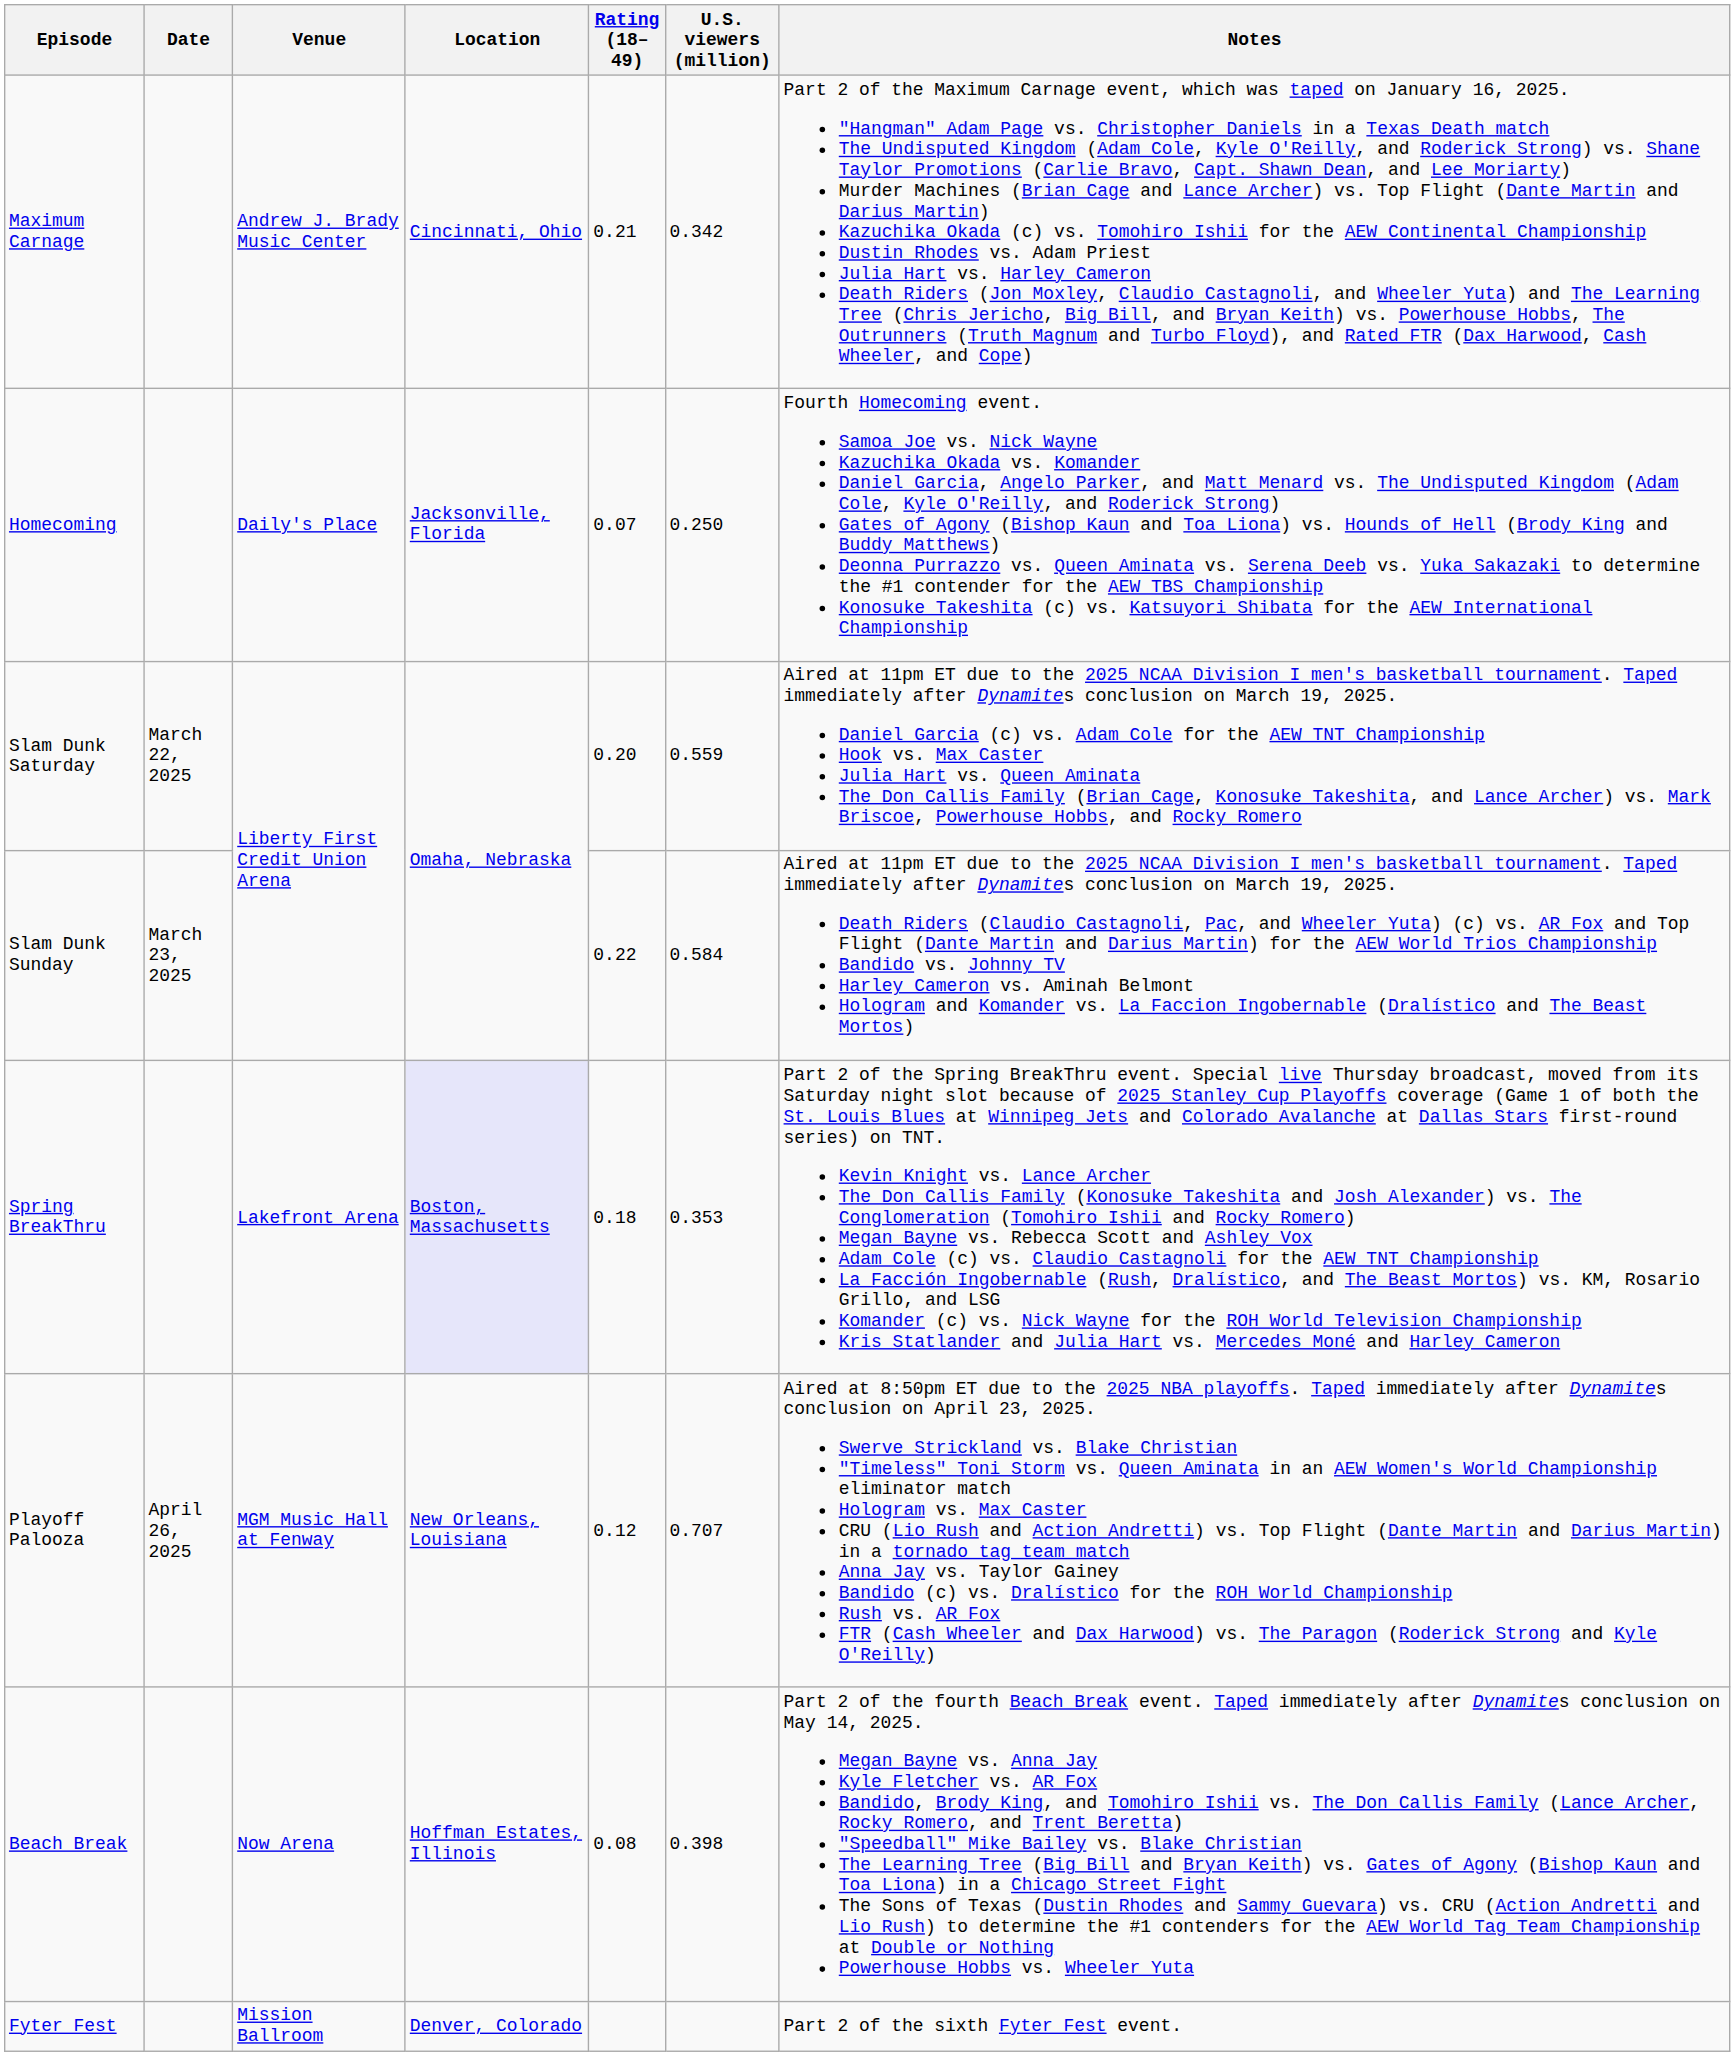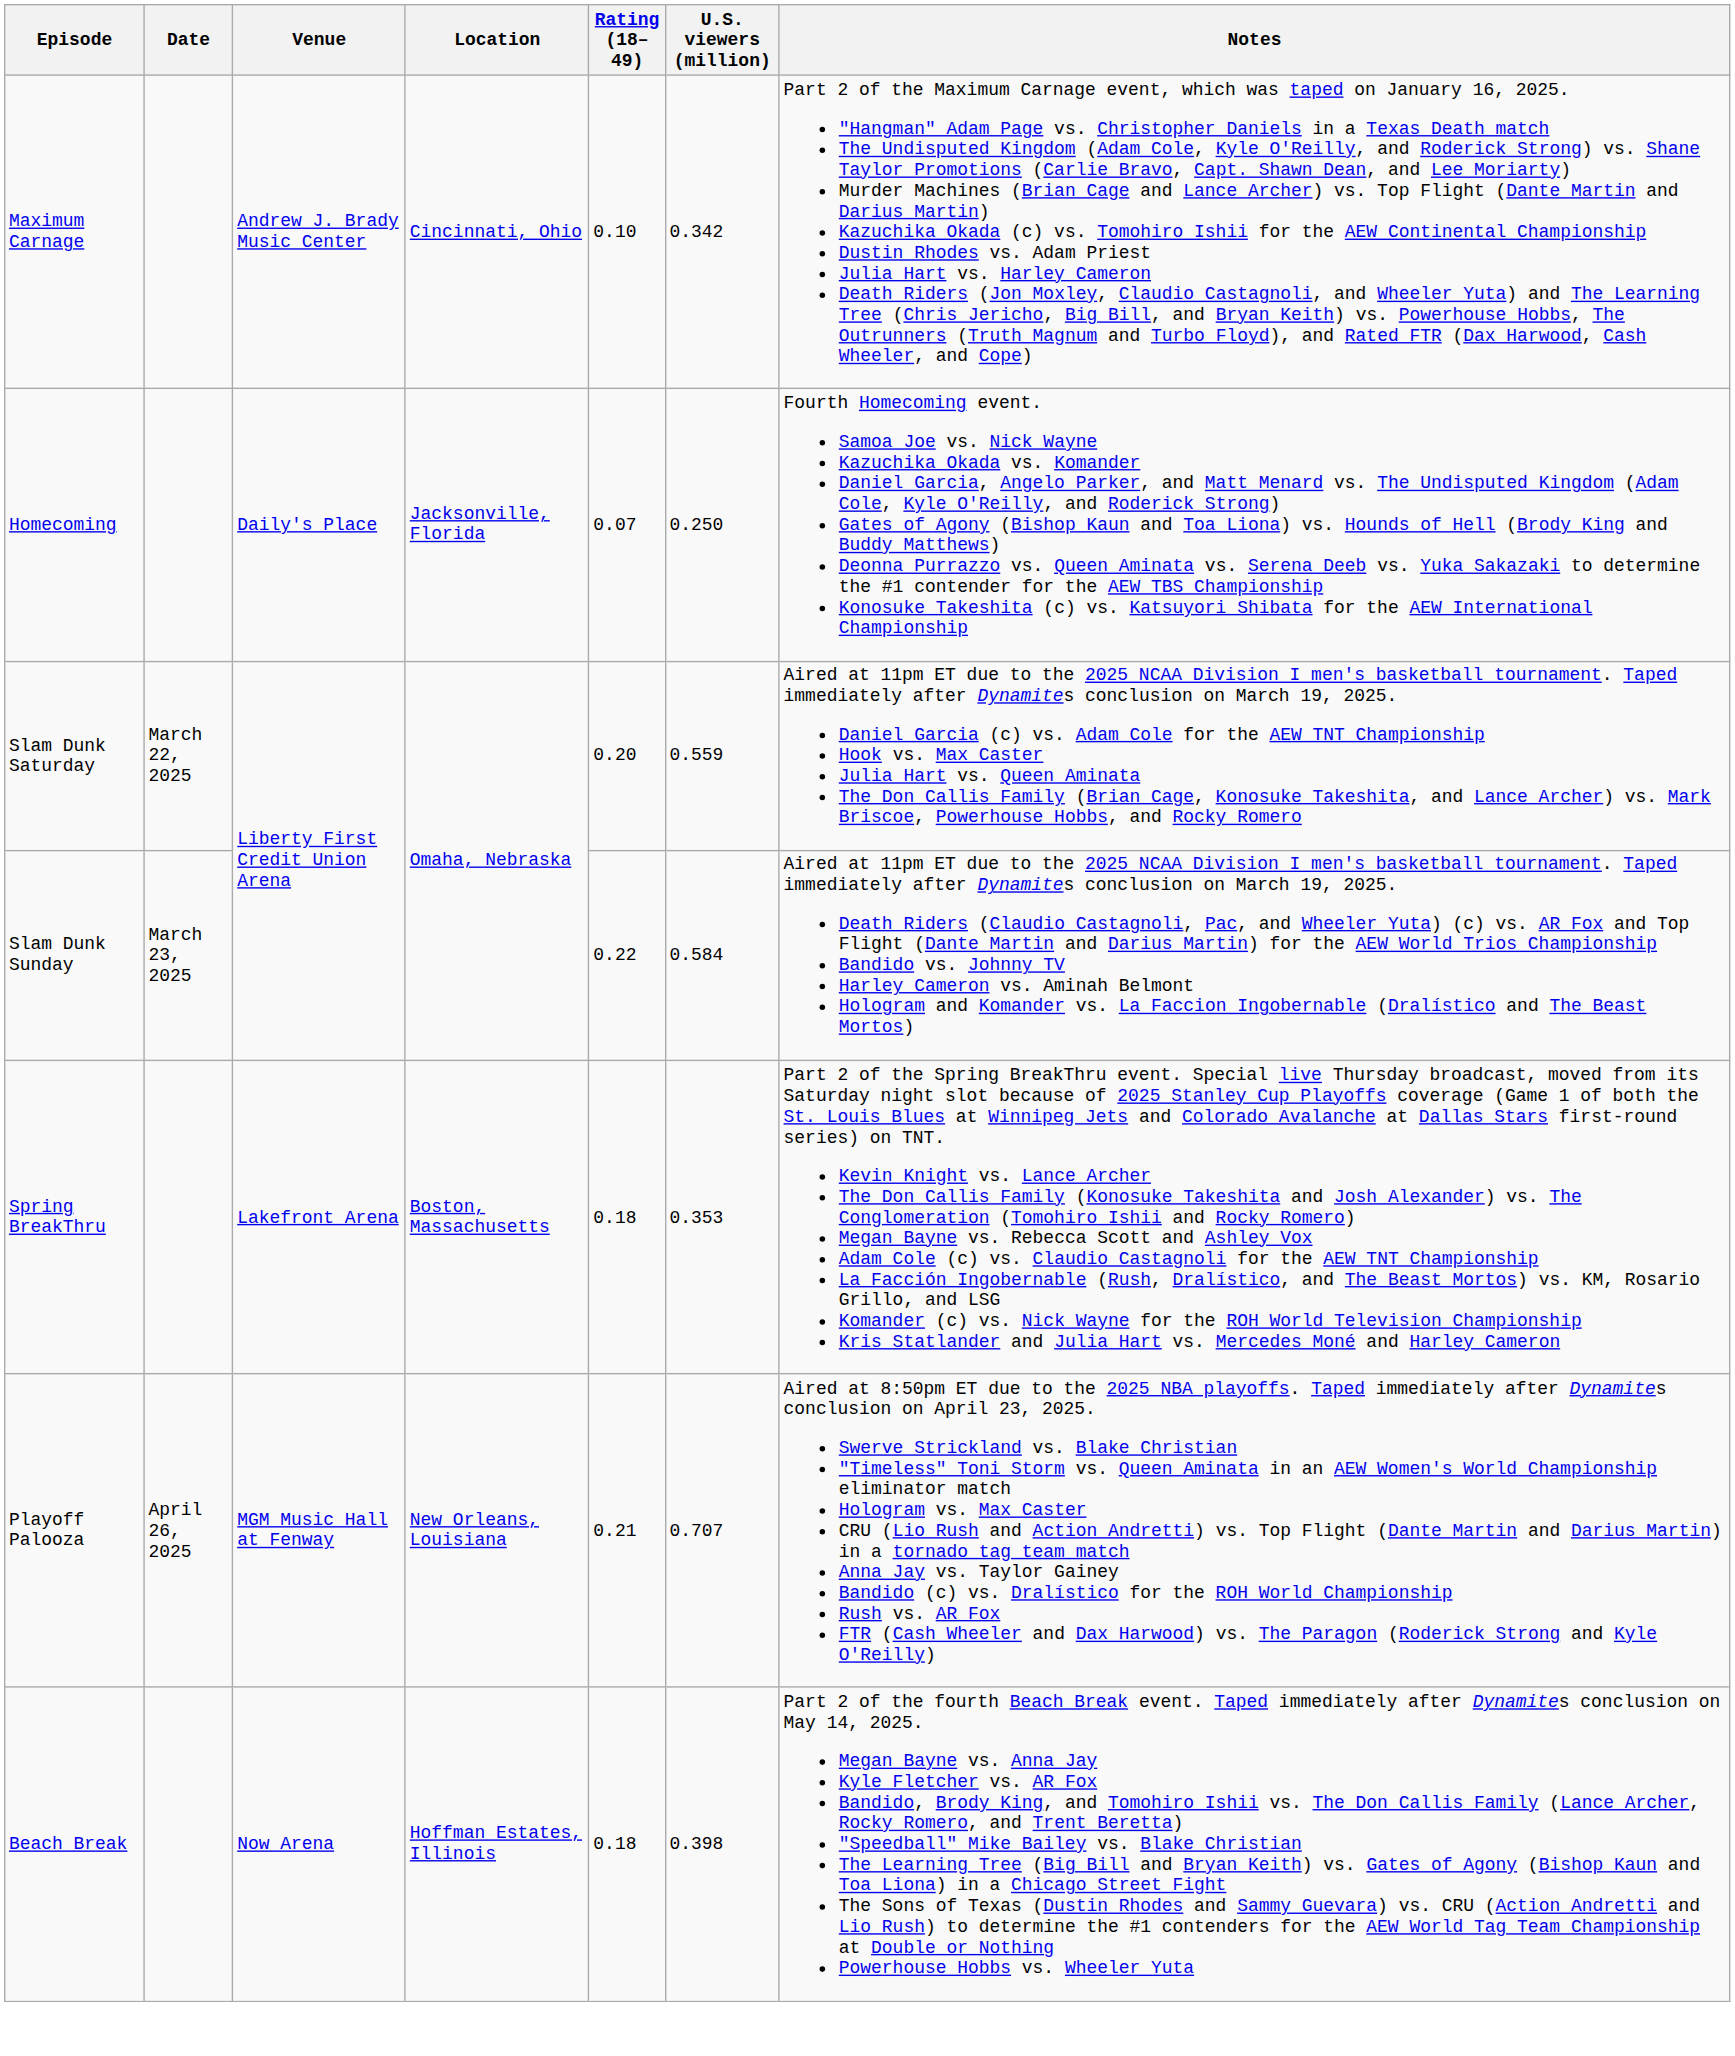(615, 232) 0.21 -> (615, 232) 0.10
(480, 1217) lavender background -> (480, 1217) no background
(615, 1531) 0.12 -> (615, 1531) 0.21
(615, 1844) 0.08 -> (615, 1844) 0.18
- row: (63, 2026)
